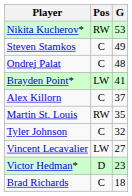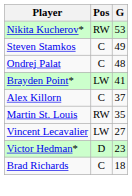- row: (37, 132)
